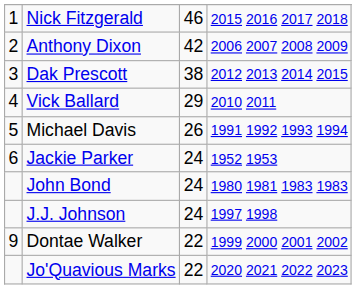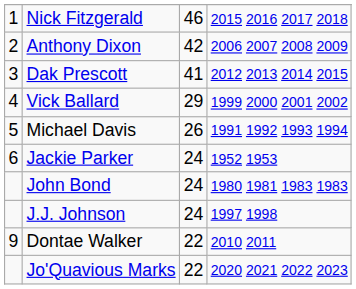(194, 74) 38 -> (194, 74) 41
(243, 102) 2010 2011 -> (279, 102) 1999 2000 2001 2002
(279, 242) 1999 2000 2001 2002 -> (243, 242) 2010 2011
